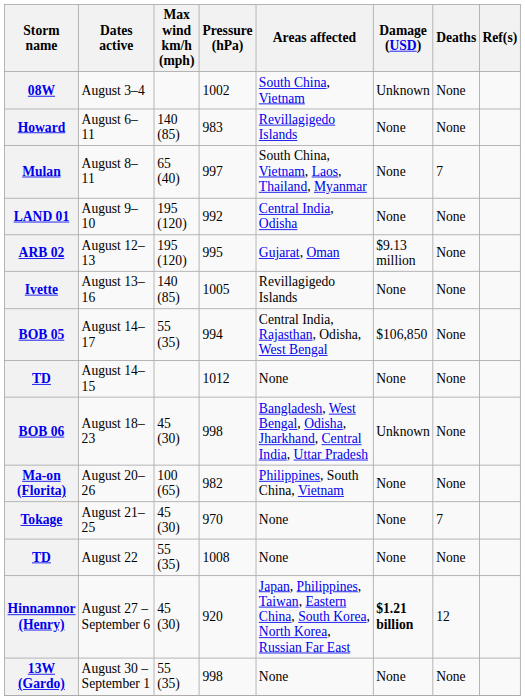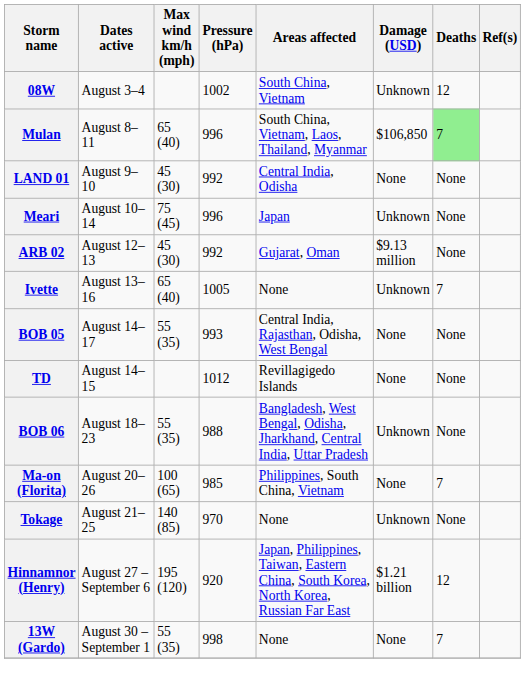(451, 90) None -> (443, 90) 12
- row: (41, 127)
(213, 171) 997 -> (213, 134) 996
(391, 171) None -> (402, 134) $106,850
(440, 171) no background -> (440, 134) lightgreen background
(172, 216) 195 (120) -> (169, 179) 45 (30)
+ row: (41, 216)
(172, 253) 195 (120) -> (169, 253) 45 (30)
(213, 253) 995 -> (213, 253) 992
(169, 290) 140 (85) -> (169, 290) 65 (40)
(297, 290) Revillagigedo Islands -> (274, 290) None
(391, 290) None -> (403, 290) Unknown
(451, 290) None -> (440, 290) 7
(213, 334) 994 -> (213, 334) 993
(402, 334) $106,850 -> (391, 334) None
(274, 379) None -> (297, 379) Revillagigedo Islands
(169, 431) 45 (30) -> (169, 431) 55 (35)
(213, 431) 998 -> (213, 431) 988
(213, 483) 982 -> (213, 483) 985
(451, 483) None -> (440, 483) 7
(169, 520) 45 (30) -> (169, 520) 140 (85)
(391, 520) None -> (403, 520) Unknown
(440, 520) 7 -> (451, 520) None
- row: (41, 557)
(169, 616) 45 (30) -> (172, 580) 195 (120)
(395, 616) bold -> (394, 580) normal
(451, 676) None -> (440, 639) 7
